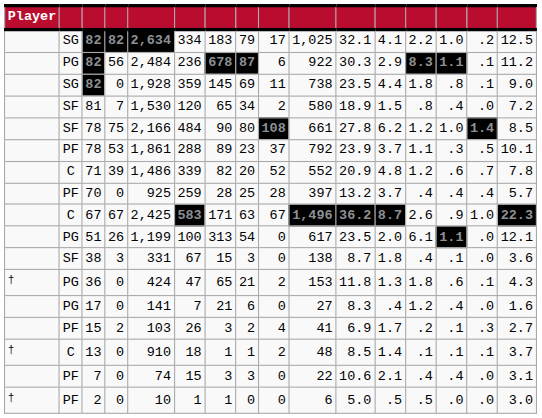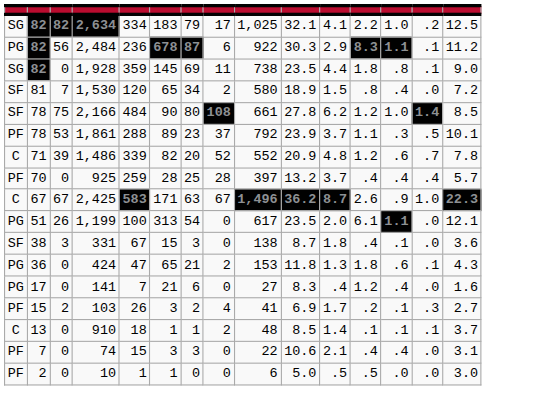- column: (32, 18)
